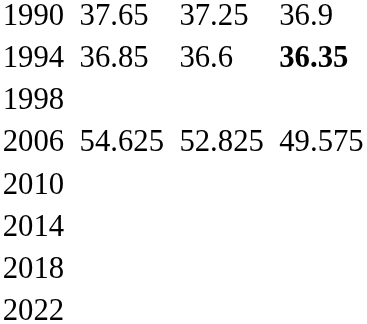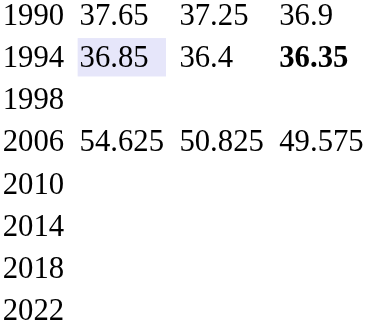(114, 56) no background -> (114, 56) lavender background
(206, 56) 36.6 -> (206, 56) 36.4
(222, 141) 52.825 -> (222, 141) 50.825
